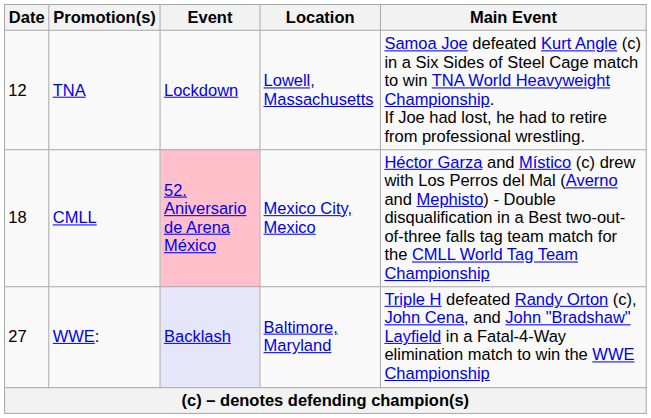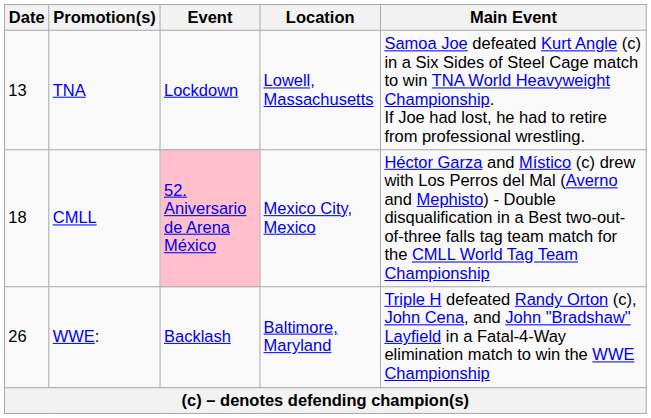(17, 90) 12 -> (17, 90) 13
(17, 336) 27 -> (17, 336) 26
(197, 336) lavender background -> (197, 336) no background
